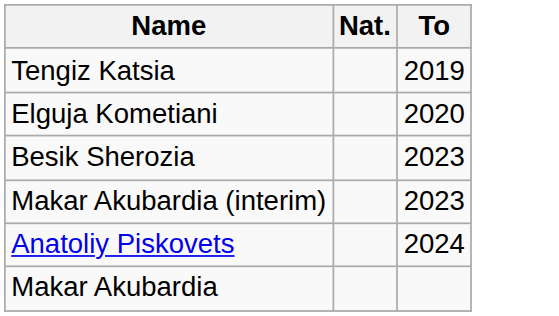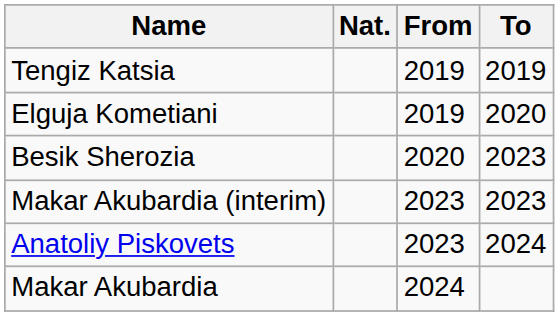+ column: (438, 26)
